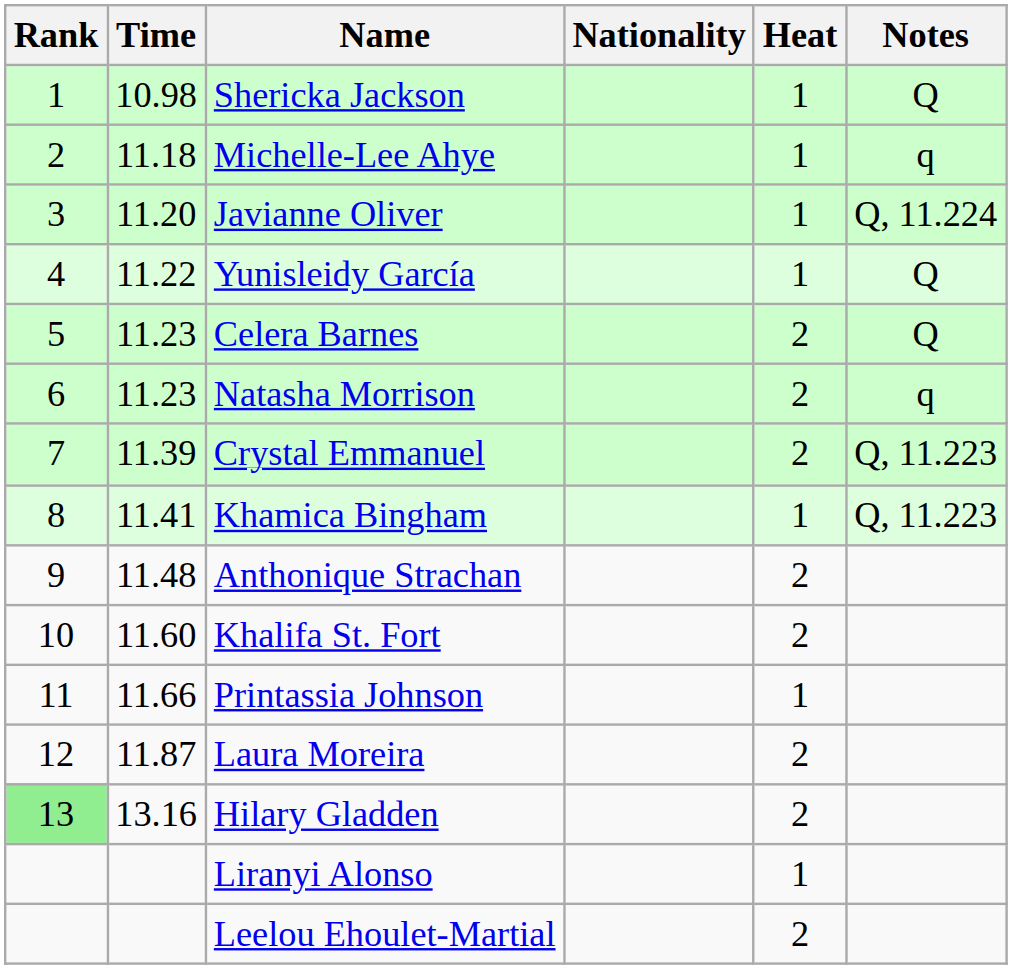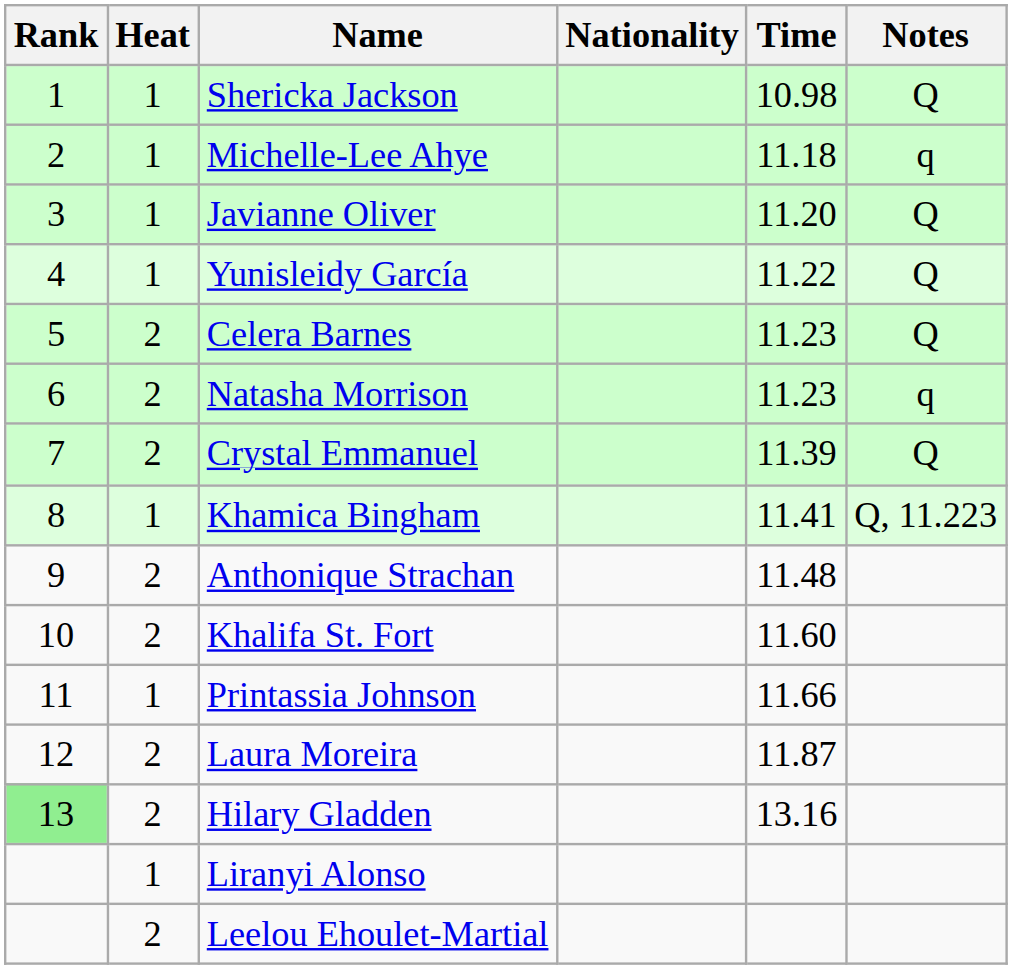columns swapped: (800, 34) <-> (156, 34)
(926, 214) Q, 11.224 -> (926, 214) Q
(926, 453) Q, 11.223 -> (926, 453) Q
